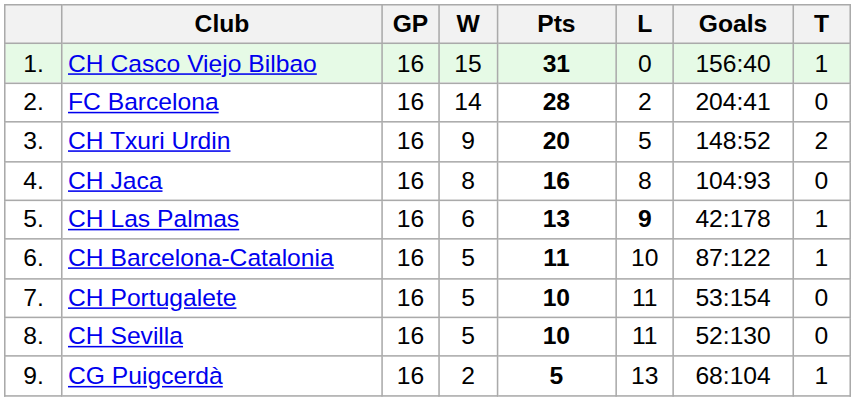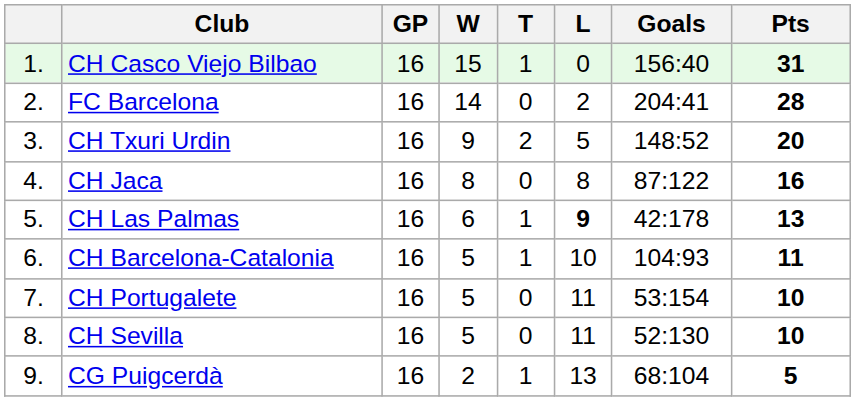columns swapped: (821, 24) <-> (556, 24)
(733, 180) 104:93 -> (671, 180) 87:122
(733, 258) 87:122 -> (671, 258) 104:93
